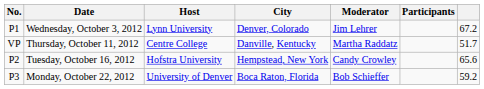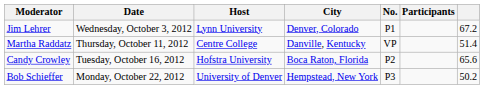columns swapped: (14, 12) <-> (365, 12)
(468, 44) 51.7 -> (468, 44) 51.4
(283, 60) Hempstead, New York -> (327, 60) Boca Raton, Florida
(278, 76) Boca Raton, Florida -> (332, 76) Hempstead, New York
(468, 76) 59.2 -> (468, 76) 50.2
